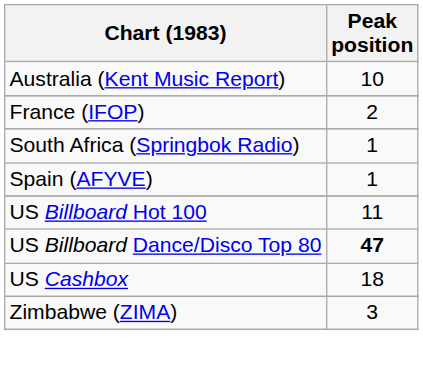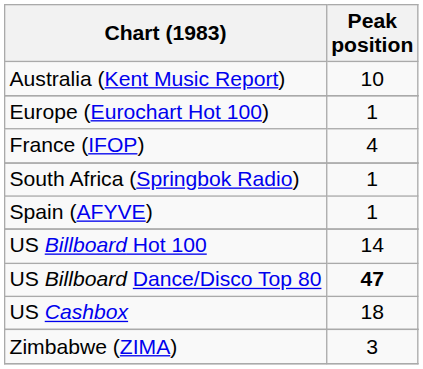+ row: (139, 111)
(372, 111) 2 -> (372, 145) 4
(372, 212) 11 -> (372, 245) 14
